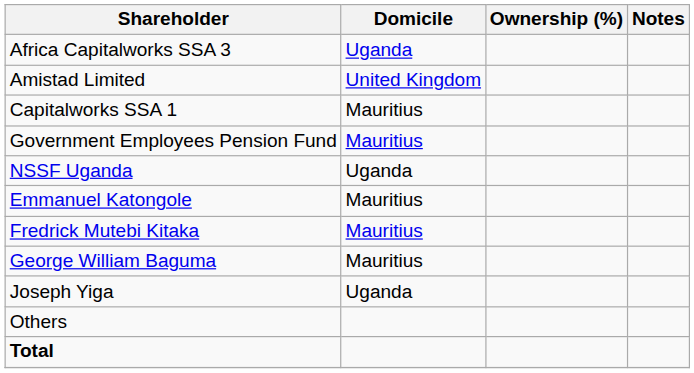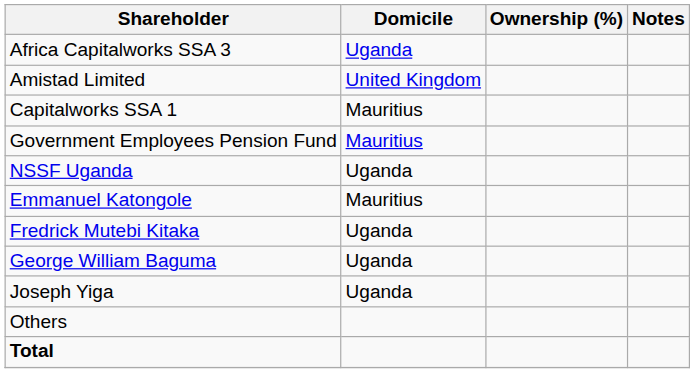(384, 230) Mauritius -> (379, 230) Uganda
(384, 261) Mauritius -> (379, 261) Uganda
